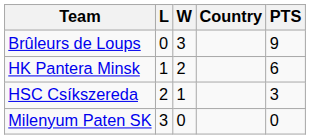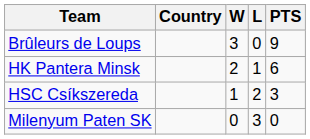columns swapped: (231, 17) <-> (164, 17)
